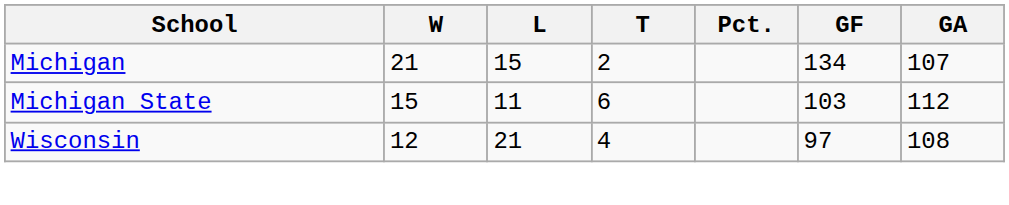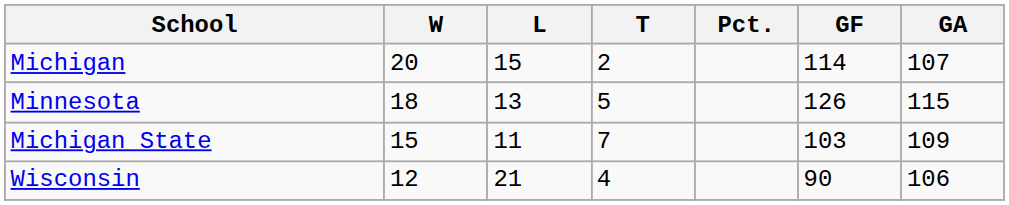(404, 63) 21 -> (404, 63) 20
(825, 63) 134 -> (825, 63) 114
+ row: (75, 102)
(604, 102) 6 -> (604, 141) 7
(928, 102) 112 -> (928, 141) 109
(818, 141) 97 -> (818, 180) 90
(928, 141) 108 -> (928, 180) 106
